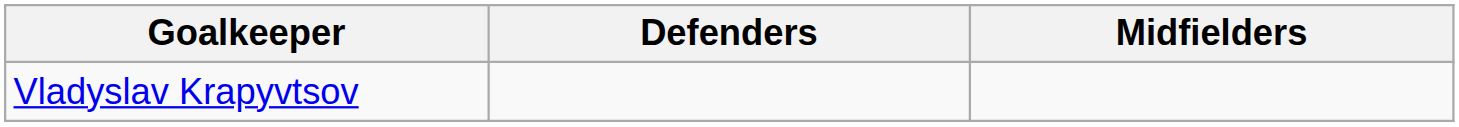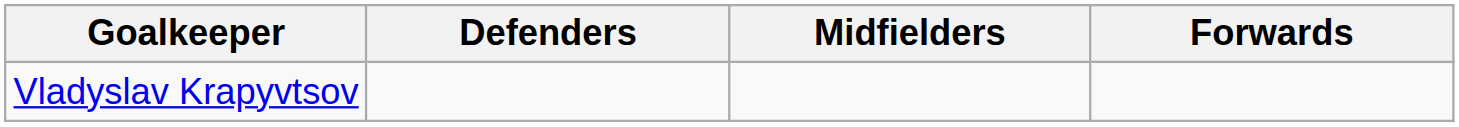+ column: (1272, 33)
